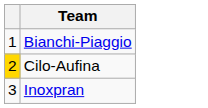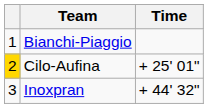+ column: (169, 16)
